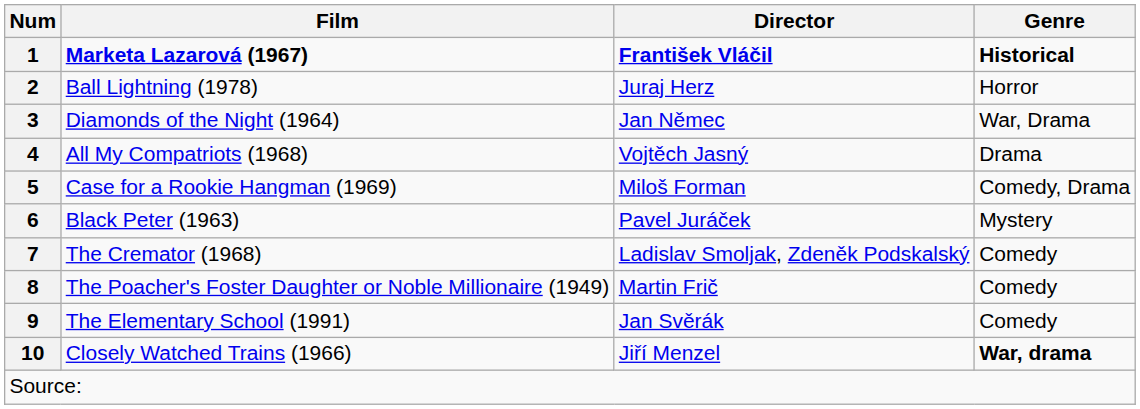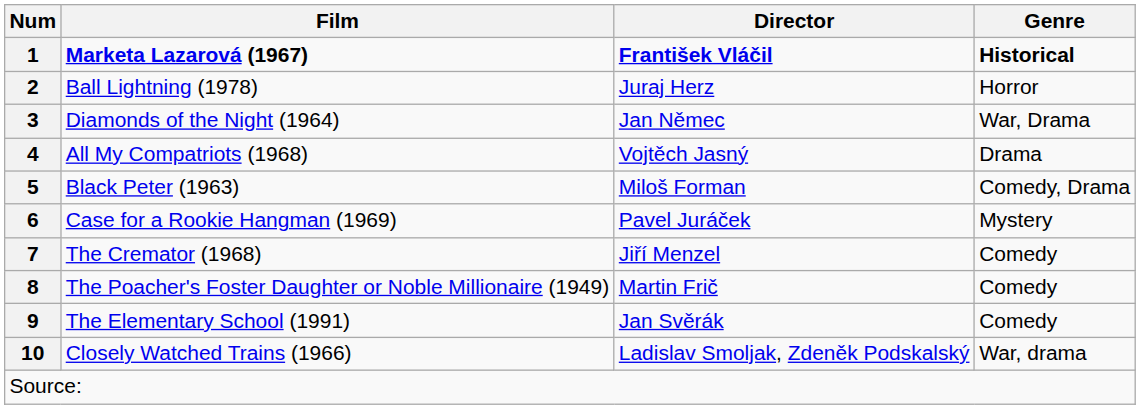(231, 187) Case for a Rookie Hangman (1969) -> (153, 187) Black Peter (1963)
(153, 220) Black Peter (1963) -> (231, 220) Case for a Rookie Hangman (1969)
(794, 253) Ladislav Smoljak, Zdeněk Podskalský -> (669, 253) Jiří Menzel
(669, 353) Jiří Menzel -> (794, 353) Ladislav Smoljak, Zdeněk Podskalský
(1035, 353) bold -> (1033, 353) normal
